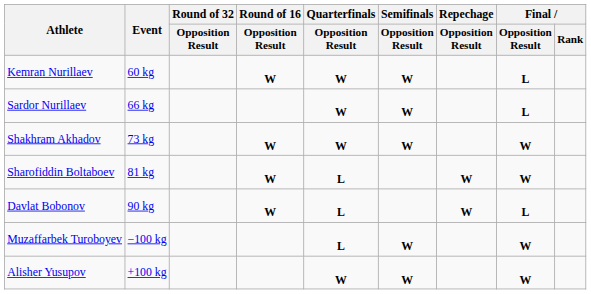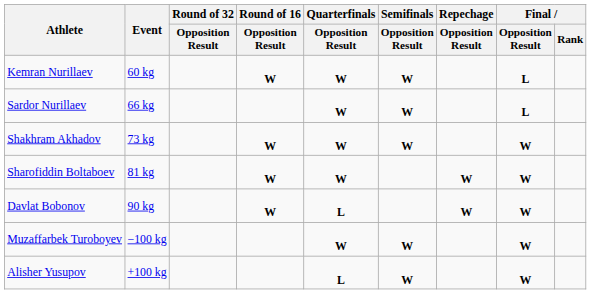(341, 179) L -> (341, 179) W
(525, 213) L -> (525, 213) W
(341, 246) L -> (341, 246) W
(341, 280) W -> (341, 280) L
